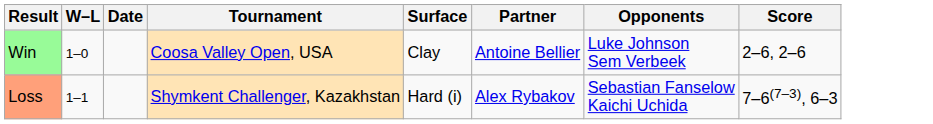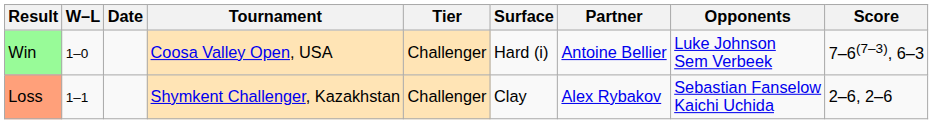+ column: (447, 17)
(424, 52) Clay -> (521, 52) Hard (i)
(774, 52) 2–6, 2–6 -> (876, 52) 7–6(7–3), 6–3
(435, 96) Hard (i) -> (510, 96) Clay
(790, 96) 7–6(7–3), 6–3 -> (860, 96) 2–6, 2–6
